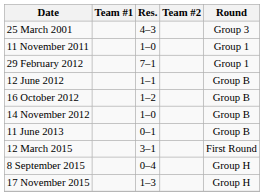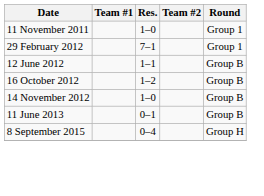- row: (40, 30)
- row: (40, 149)
- row: (48, 183)
